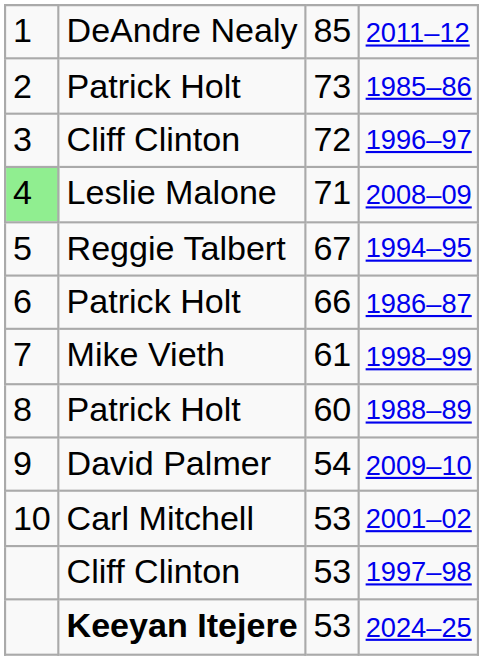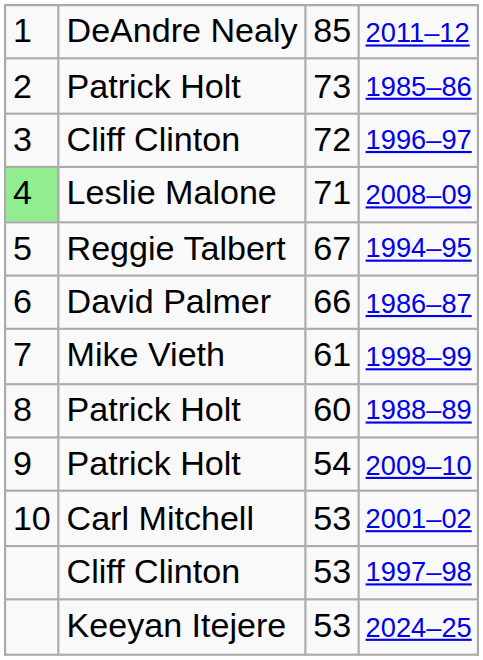(154, 301) Patrick Holt -> (169, 301) David Palmer
(169, 463) David Palmer -> (154, 463) Patrick Holt
(182, 626) bold -> (176, 626) normal
